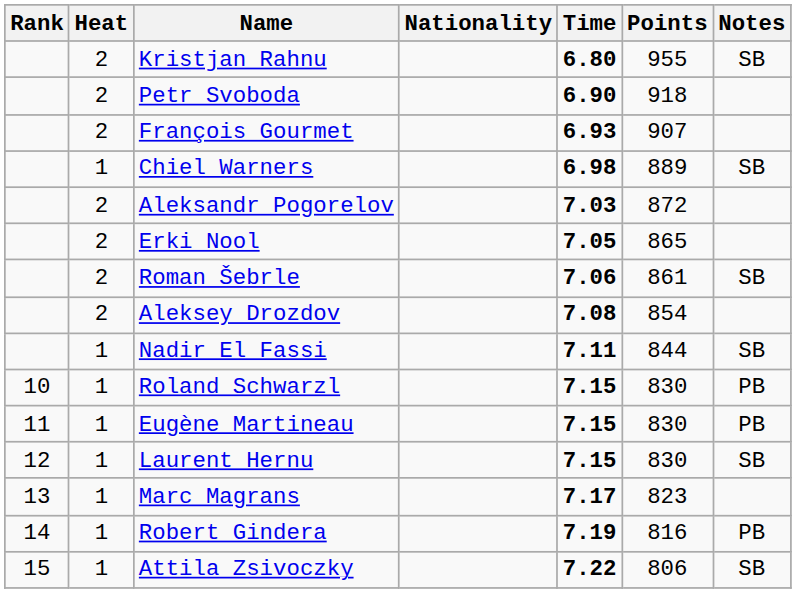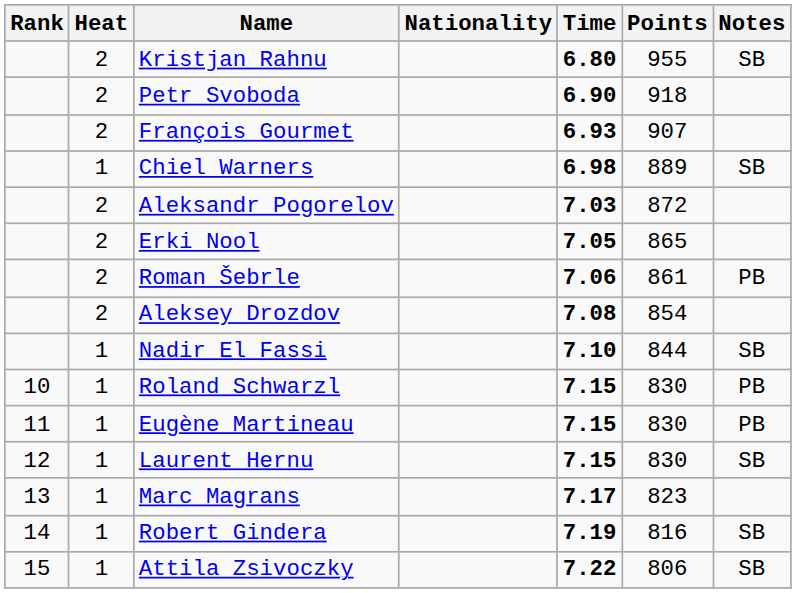(752, 278) SB -> (752, 278) PB
(590, 351) 7.11 -> (590, 351) 7.10
(752, 533) PB -> (752, 533) SB
